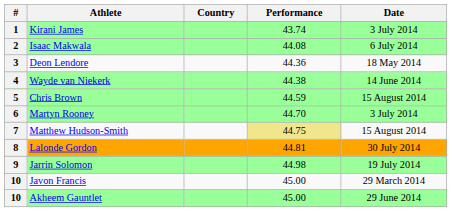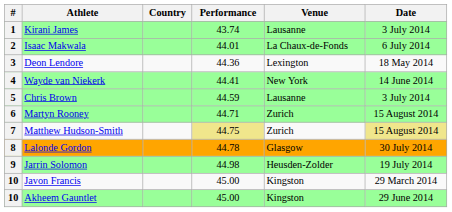+ column: (315, 13)
(294, 47) 44.08 -> (228, 47) 44.01
(294, 80) 44.38 -> (228, 80) 44.41
(394, 97) 15 August 2014 -> (406, 97) 3 July 2014
(294, 114) 44.70 -> (228, 114) 44.71
(394, 114) 3 July 2014 -> (406, 114) 15 August 2014
(394, 131) no background -> (406, 131) khaki background
(294, 148) 44.81 -> (228, 148) 44.78
